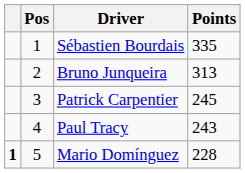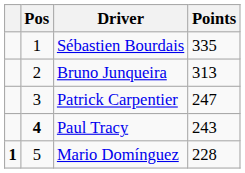(204, 100) 245 -> (204, 100) 247
(37, 127) normal -> (37, 127) bold
